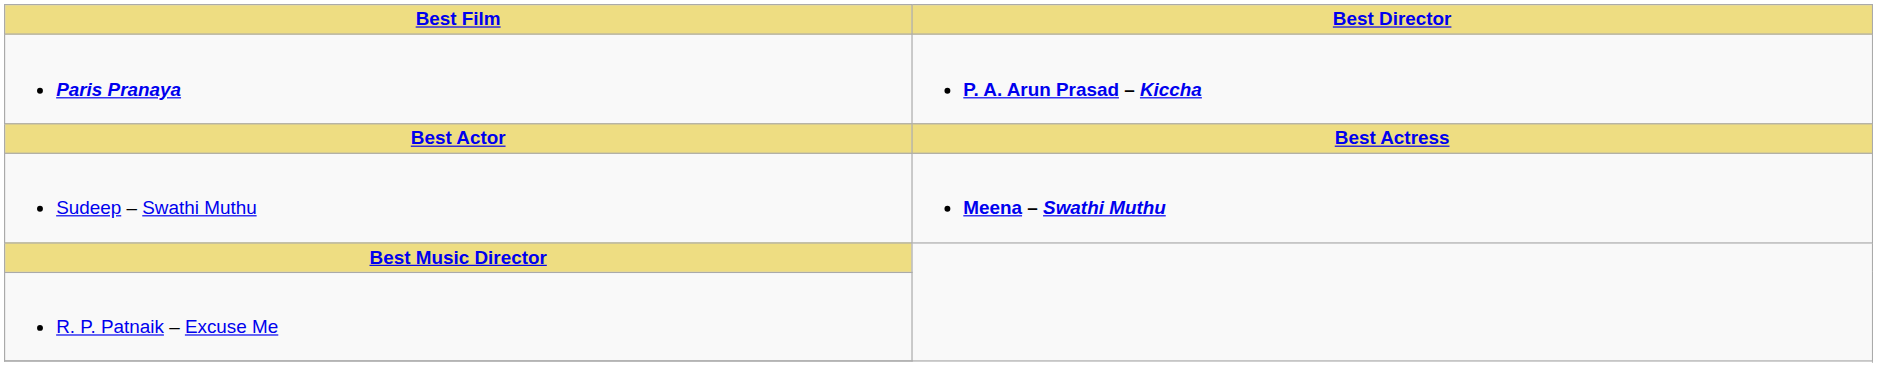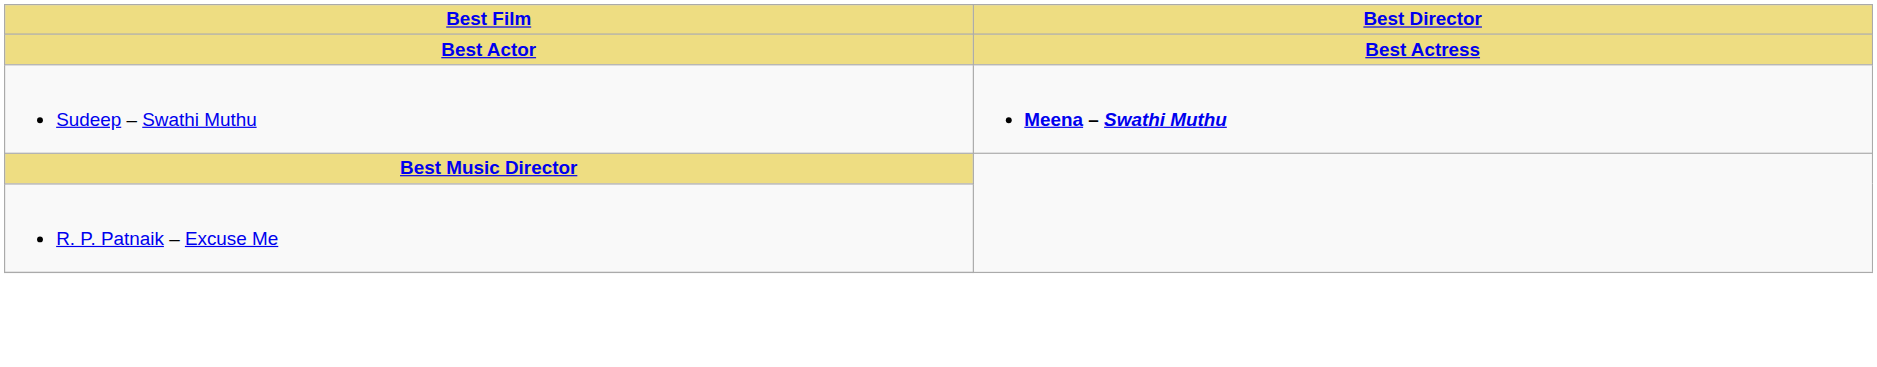- row: (458, 90)
